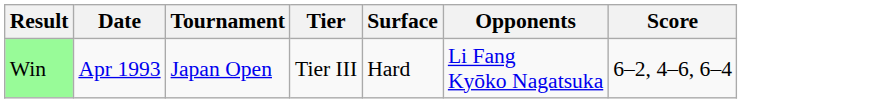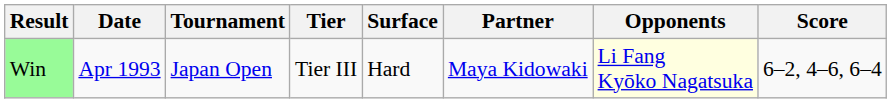+ column: (518, 21)
(526, 68) no background -> (675, 68) lightyellow background
